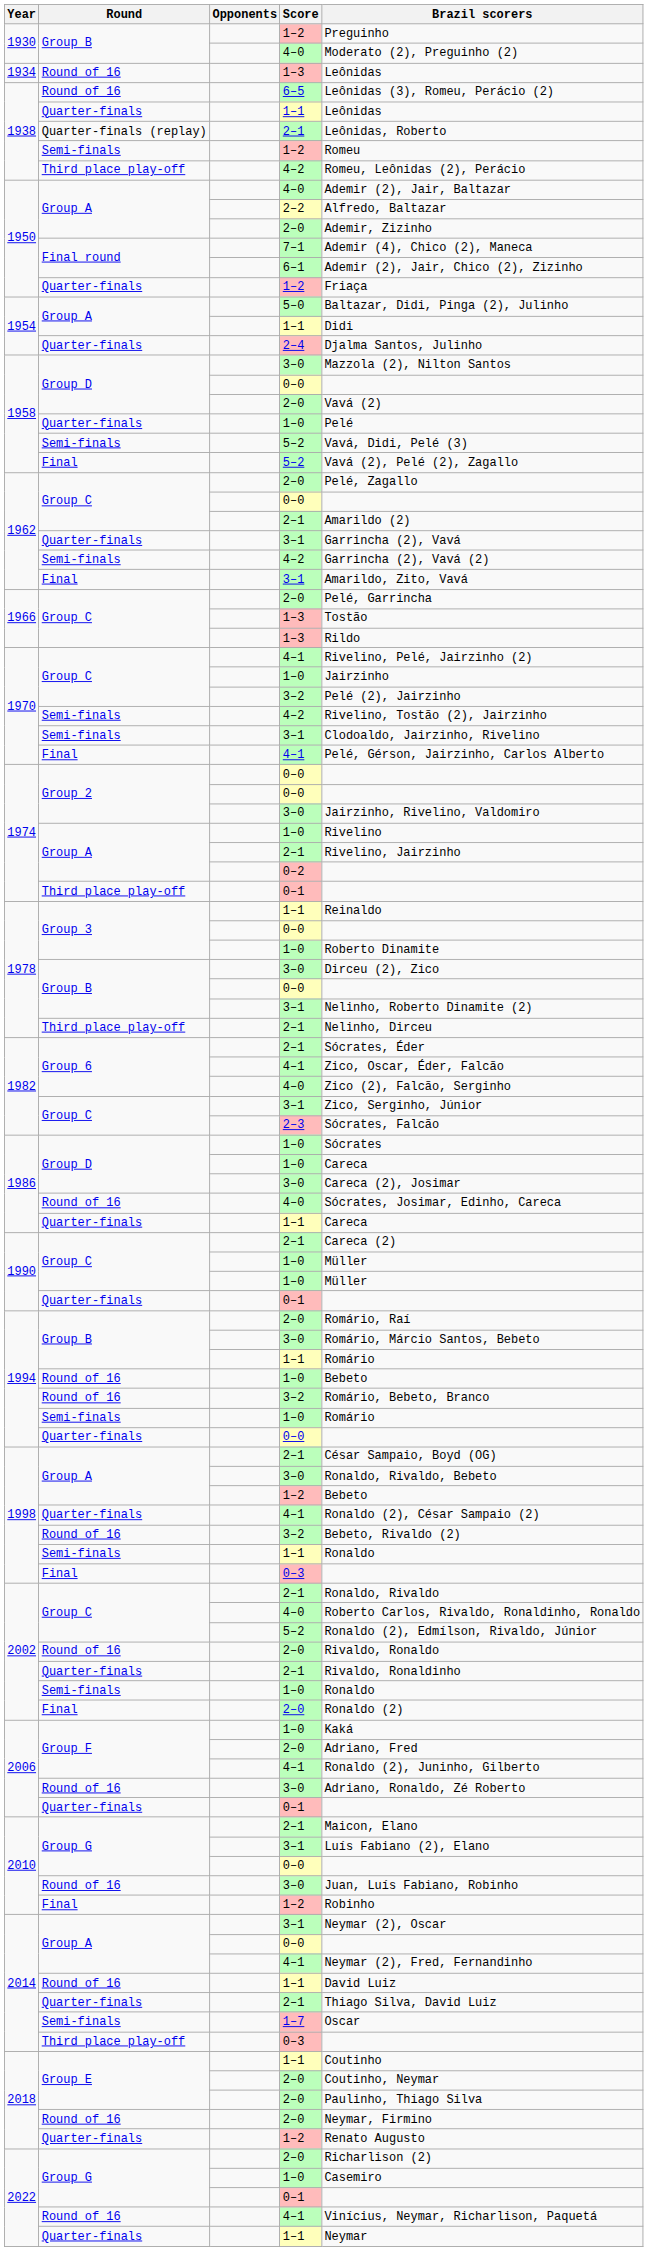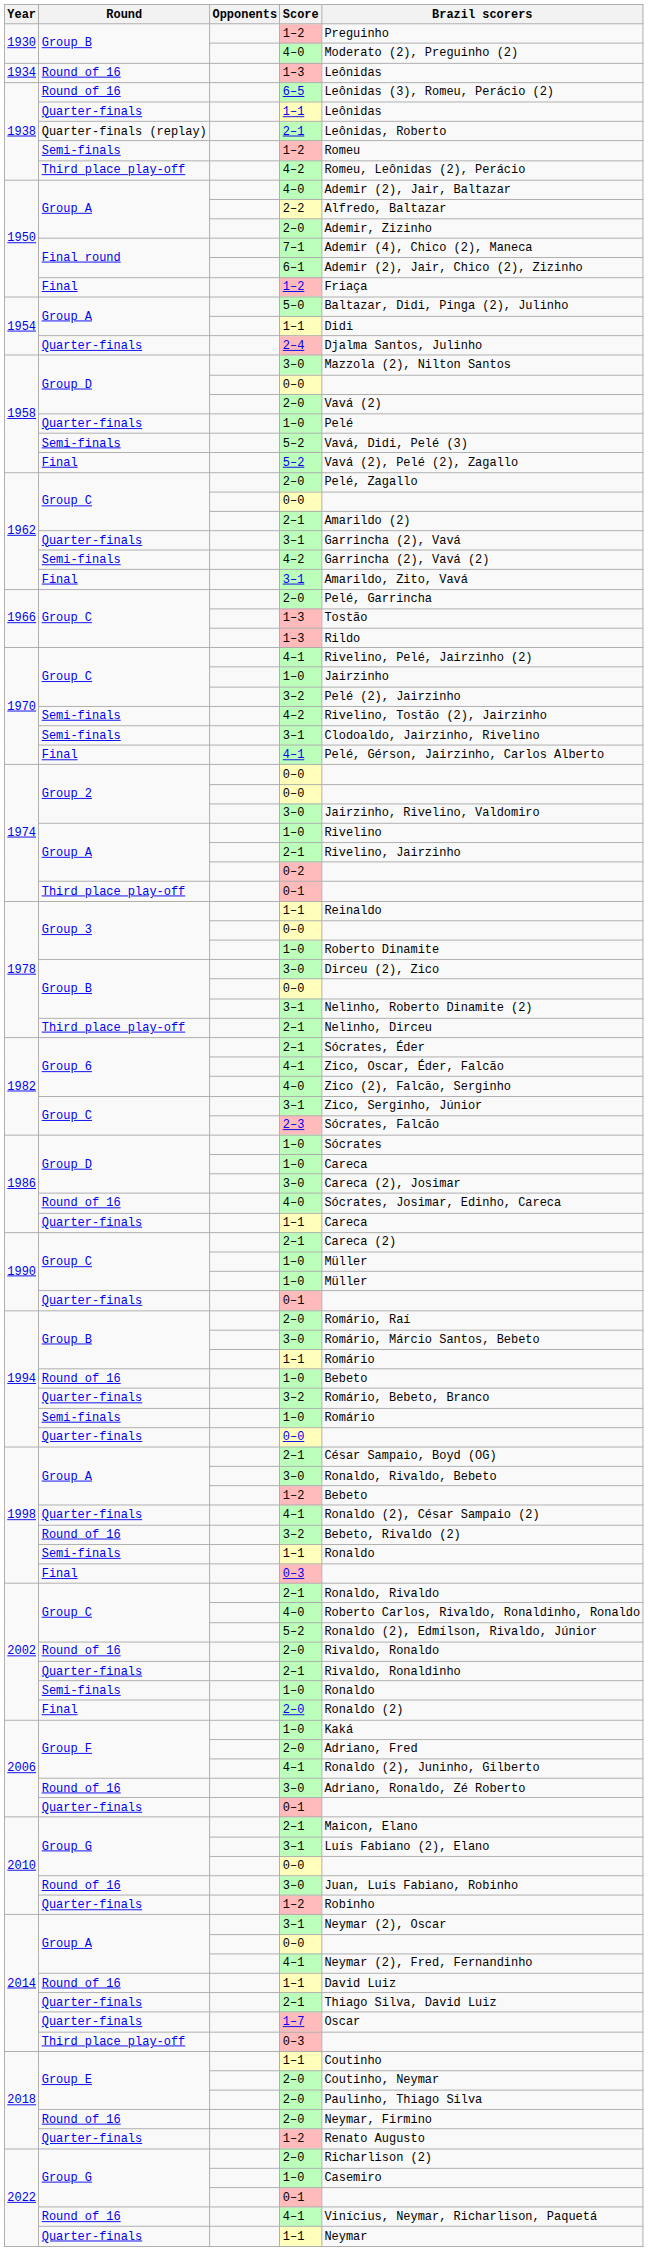(92, 287) Quarter-finals -> (60, 287) Final
(81, 1398) Round of 16 -> (92, 1398) Quarter-finals
(60, 1905) Final -> (92, 1905) Quarter-finals
(81, 2022) Semi-finals -> (92, 2022) Quarter-finals
